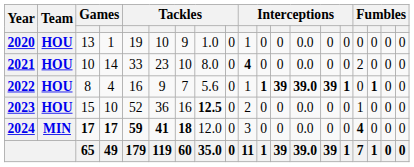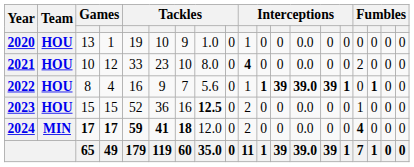(111, 64) 14 -> (111, 64) 12
(111, 107) 10 -> (111, 107) 15
(248, 129) 3 -> (248, 129) 2
